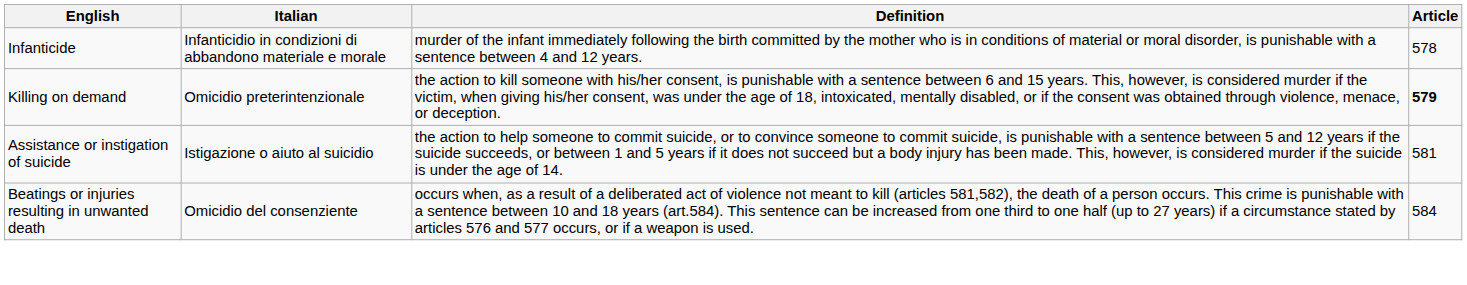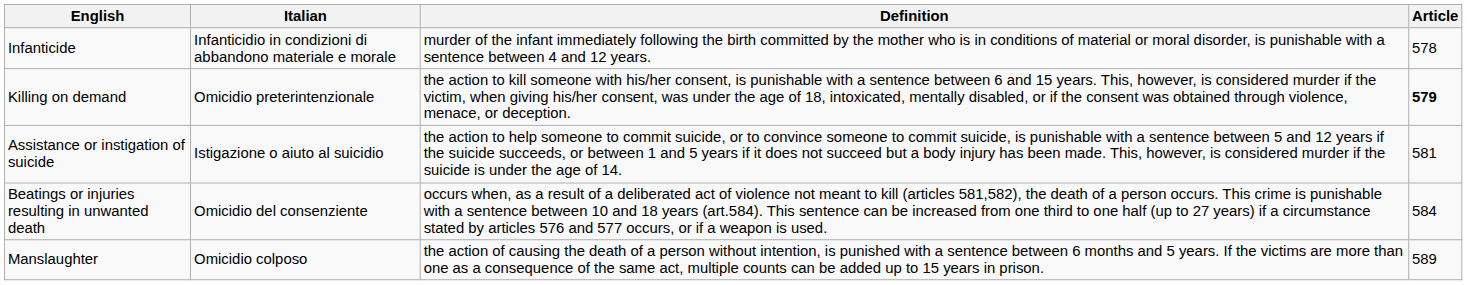+ row: (53, 259)
